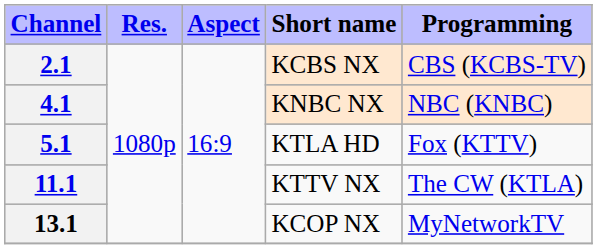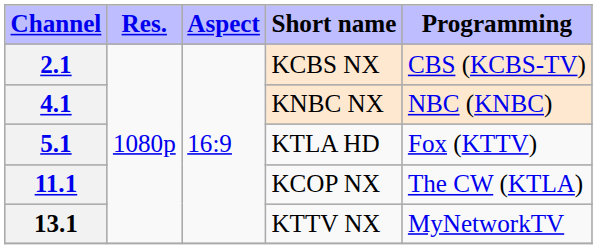(326, 183) KTTV NX -> (326, 183) KCOP NX
(326, 223) KCOP NX -> (326, 223) KTTV NX
